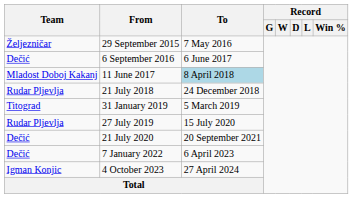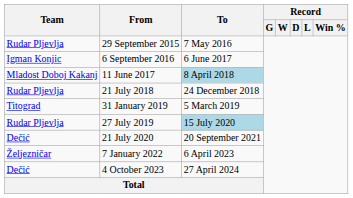(29, 43) Željezničar -> (35, 43) Rudar Pljevlja
(18, 59) Dečić -> (34, 59) Igman Konjic
(209, 122) no background -> (209, 122) lightblue background
(18, 153) Dečić -> (29, 153) Željezničar
(34, 169) Igman Konjic -> (18, 169) Dečić
